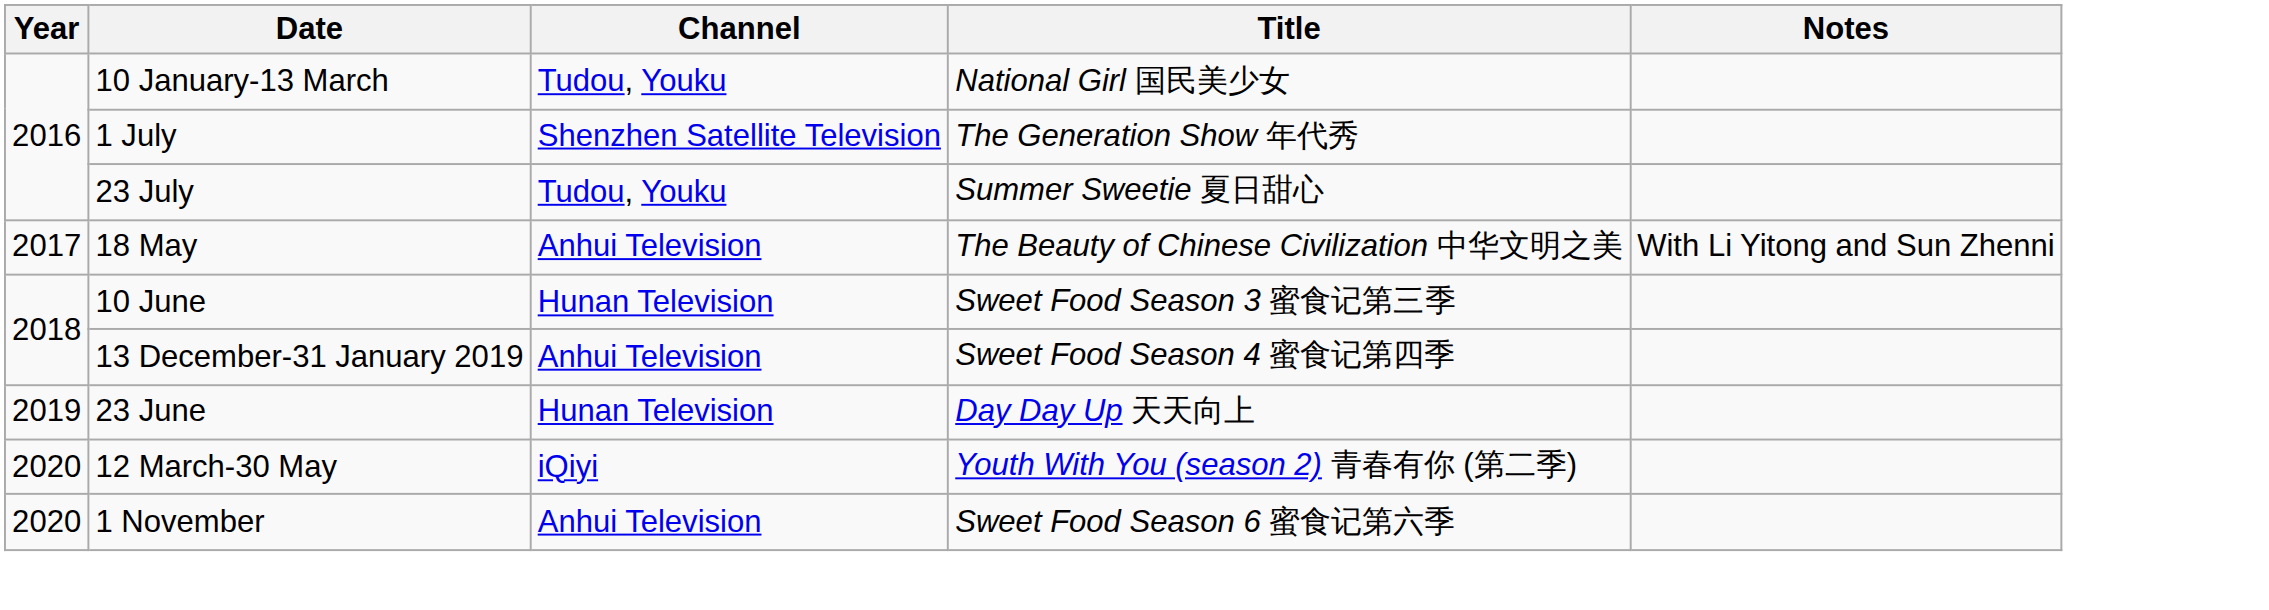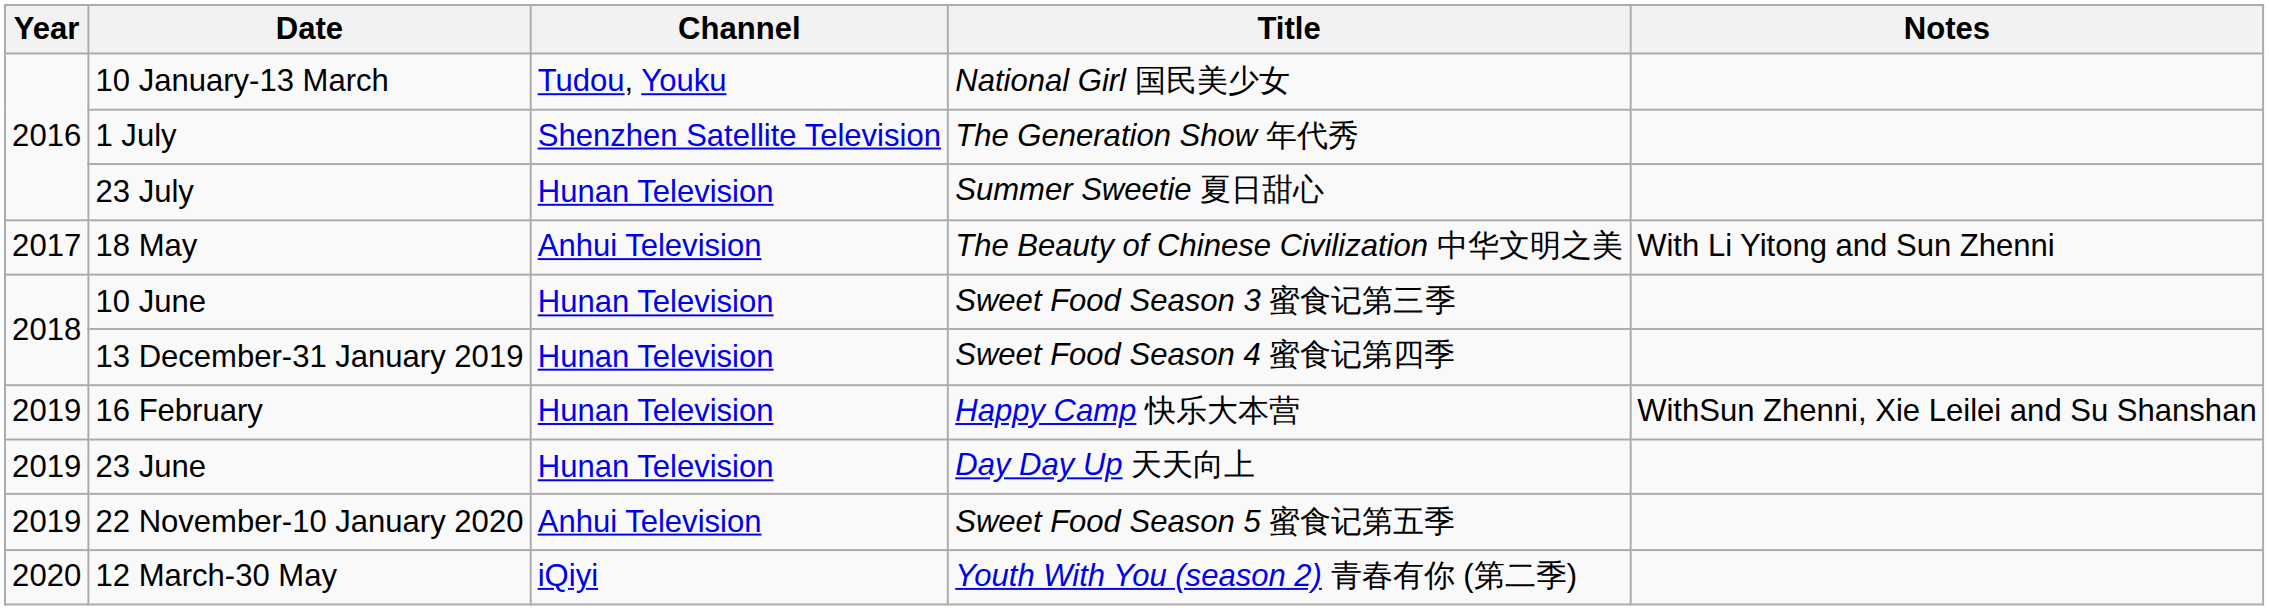(632, 191) Tudou, Youku -> (656, 191) Hunan Television
(650, 356) Anhui Television -> (656, 356) Hunan Television
+ row: (179, 411)
+ row: (309, 521)
- row: (180, 521)
